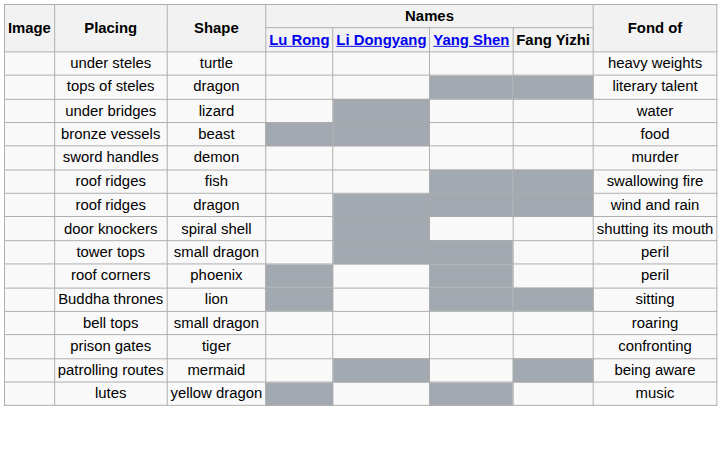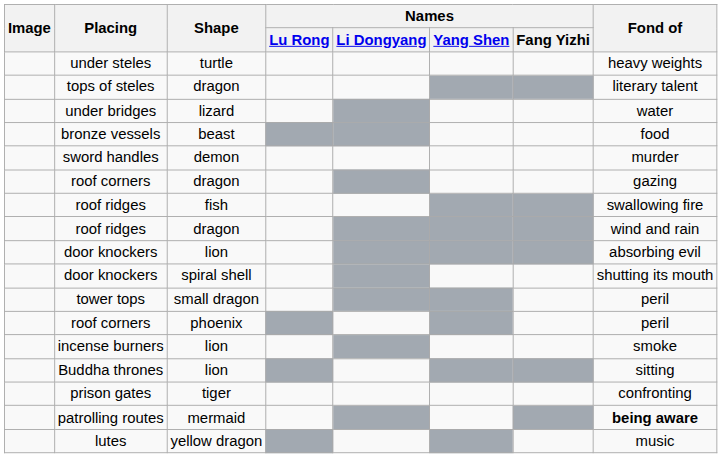+ row: (111, 181)
+ row: (111, 252)
+ row: (111, 346)
- row: (111, 323)
(655, 370) normal -> (655, 417) bold
